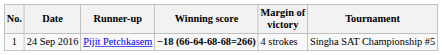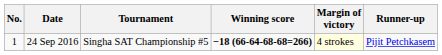columns swapped: (372, 19) <-> (118, 19)
(279, 42) no background -> (335, 42) lightyellow background
